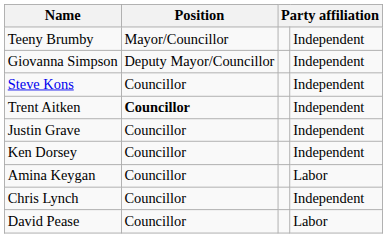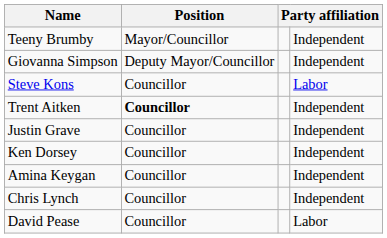(329, 84) Independent -> (310, 84) Labor
(310, 175) Labor -> (329, 175) Independent
